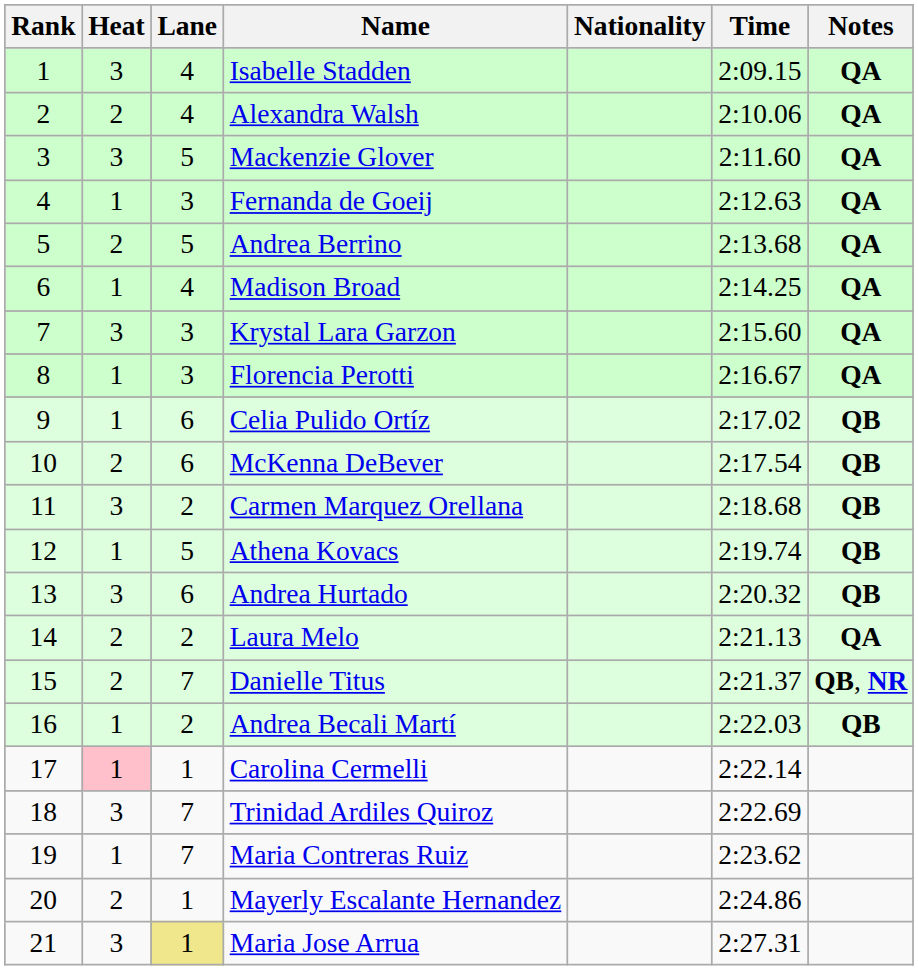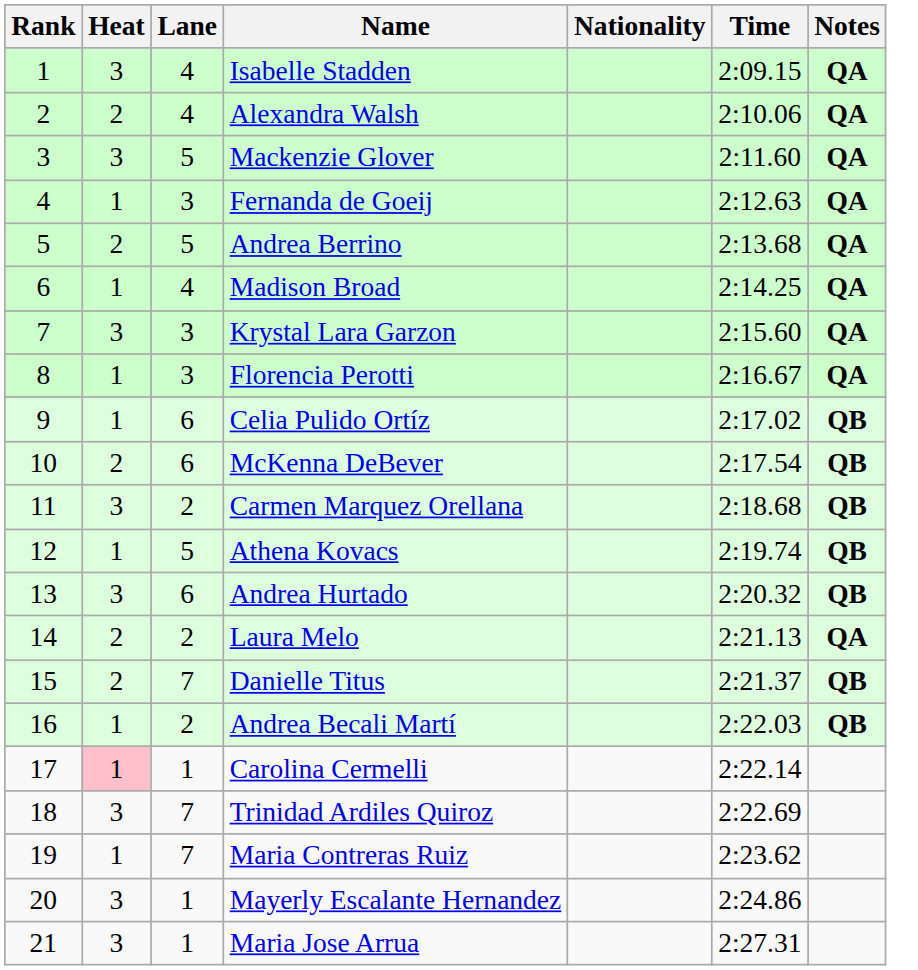(861, 680) QB, NR -> (847, 680) QB
(116, 899) 2 -> (116, 899) 3
(187, 942) khaki background -> (187, 942) no background
